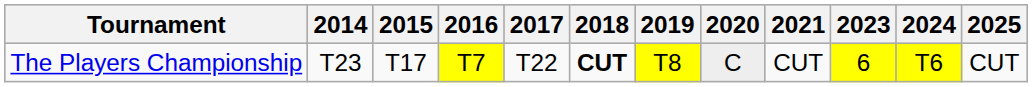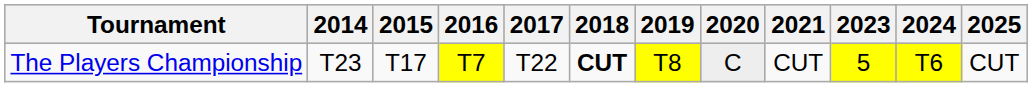(864, 63) 6 -> (864, 63) 5
